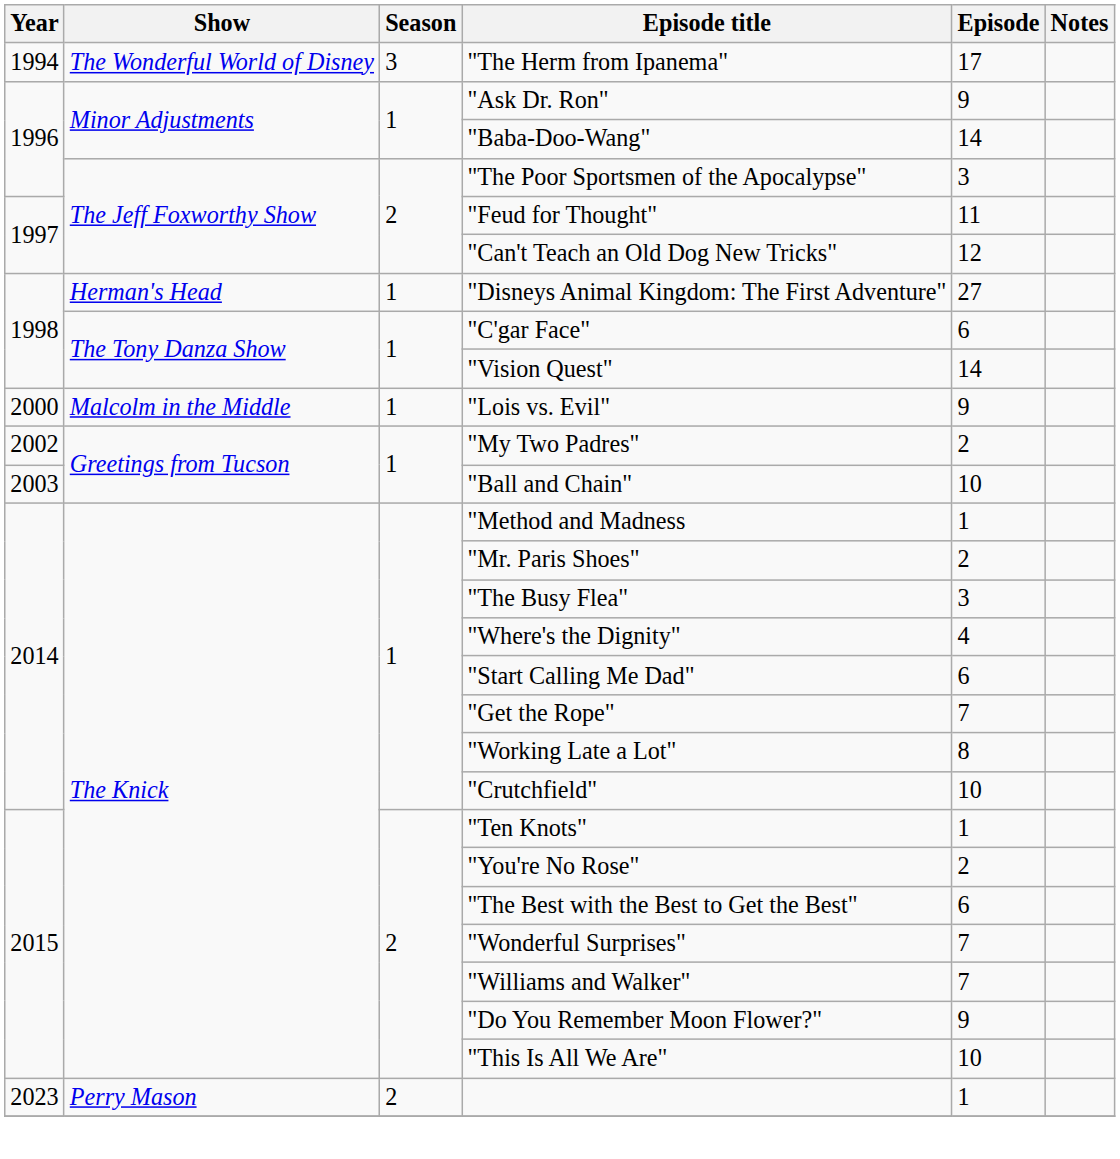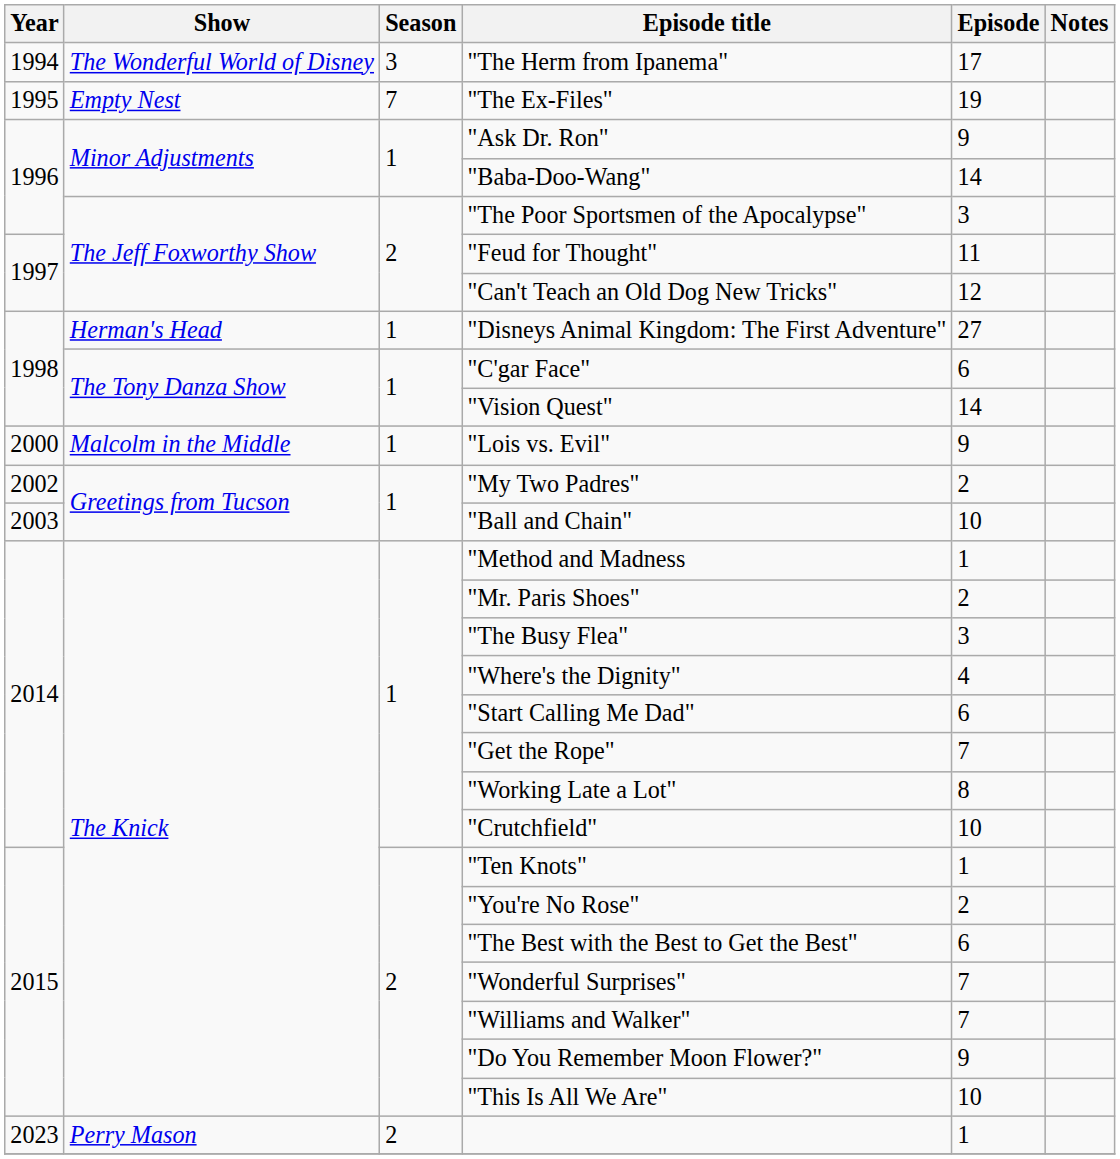+ row: (34, 100)
